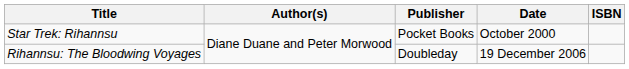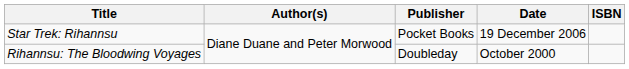(518, 34) October 2000 -> (533, 34) 19 December 2006
(533, 53) 19 December 2006 -> (518, 53) October 2000
